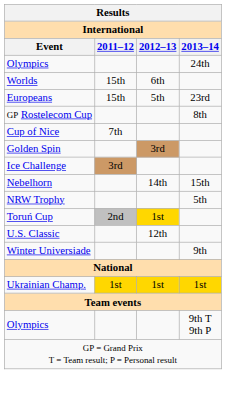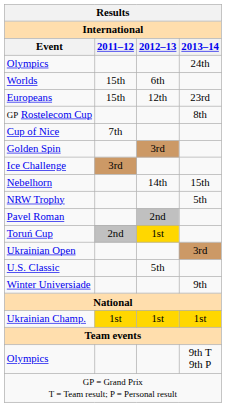(158, 98) 5th -> (158, 98) 12th
+ row: (36, 217)
+ row: (41, 251)
(158, 234) 12th -> (158, 268) 5th
